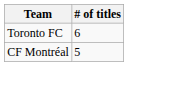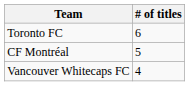+ row: (68, 71)
